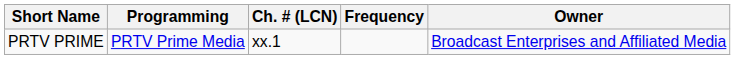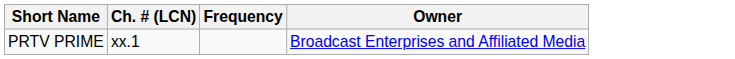- column: (178, 16)
